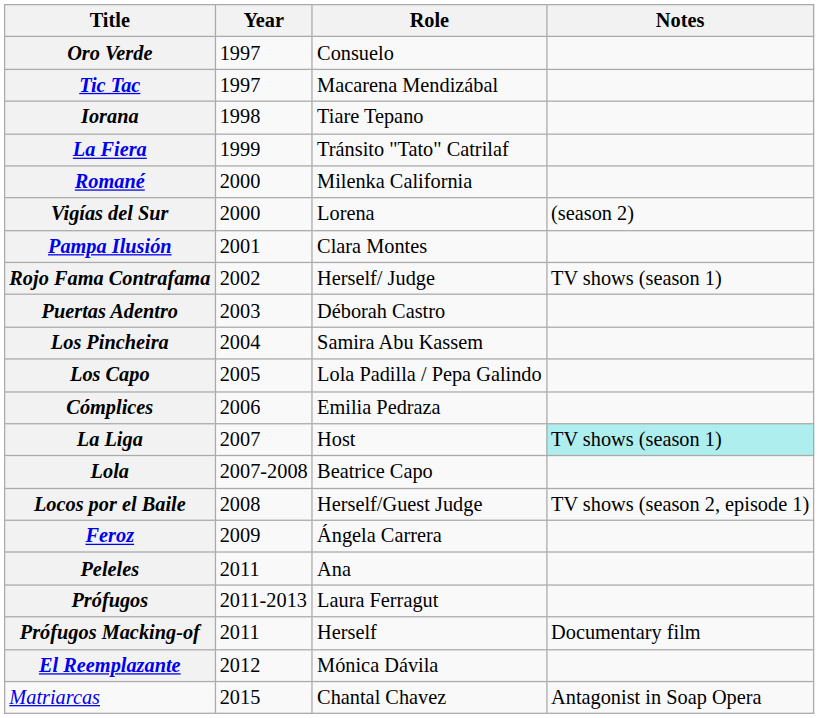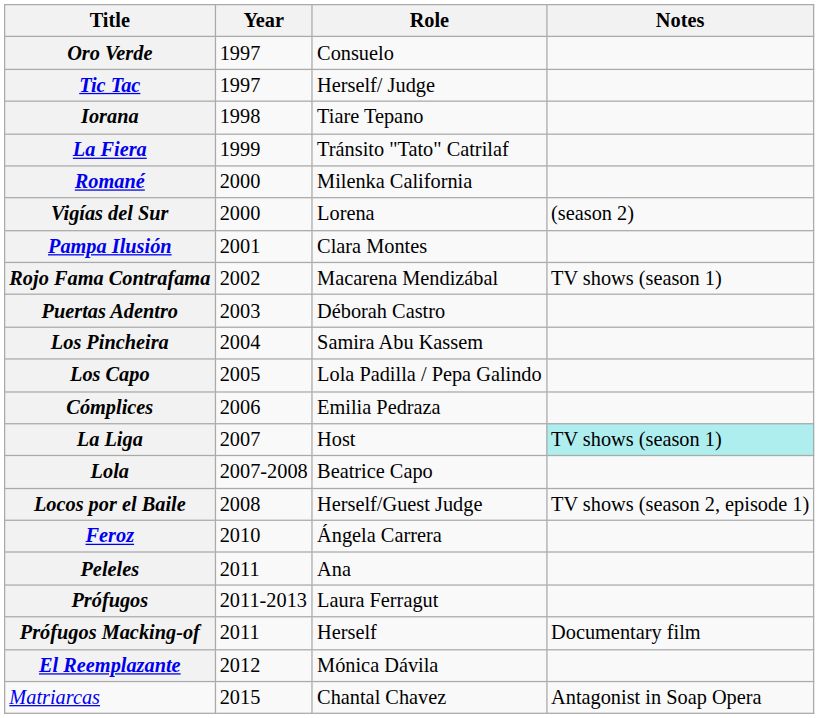(408, 85) Macarena Mendizábal -> (376, 85) Herself/ Judge
(376, 278) Herself/ Judge -> (408, 278) Macarena Mendizábal
(240, 536) 2009 -> (240, 536) 2010
